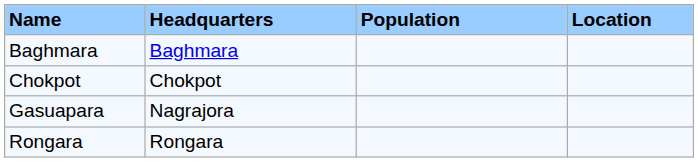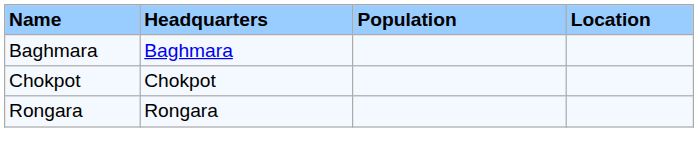- row: (57, 111)
